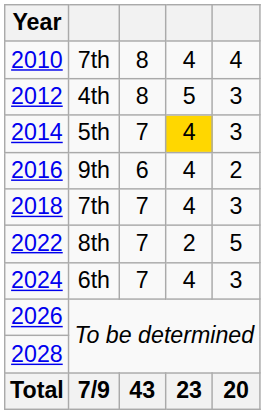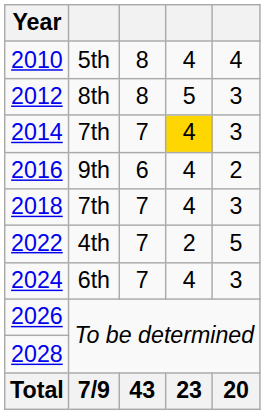(94, 59) 7th -> (94, 59) 5th
(94, 96) 4th -> (94, 96) 8th
(94, 133) 5th -> (94, 133) 7th
(94, 243) 8th -> (94, 243) 4th
